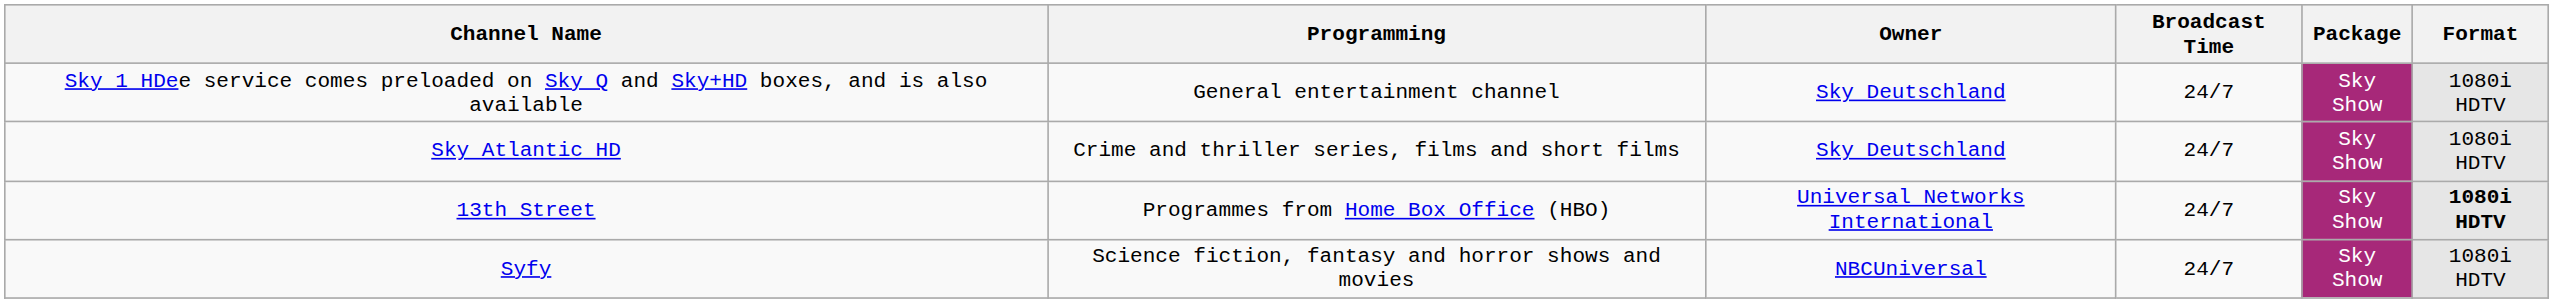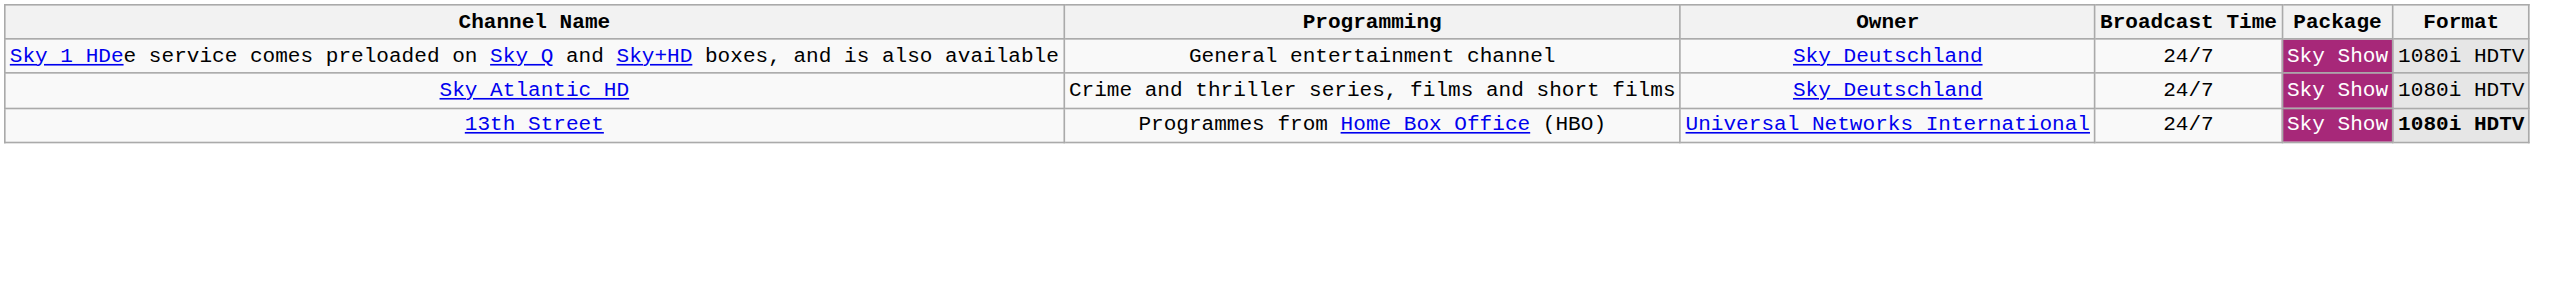- row: (526, 269)
